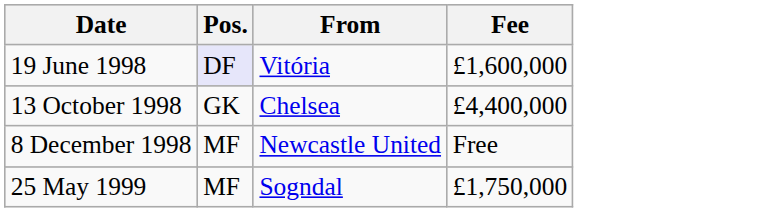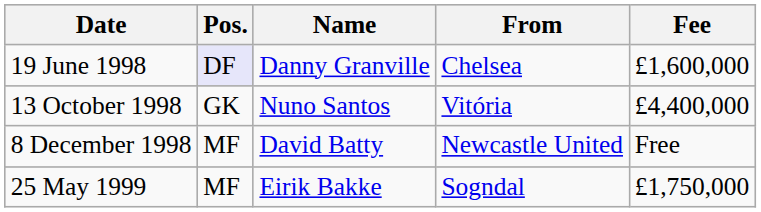+ column: (345, 24)
(295, 65) Vitória -> (482, 65) Chelsea
(300, 105) Chelsea -> (477, 105) Vitória
